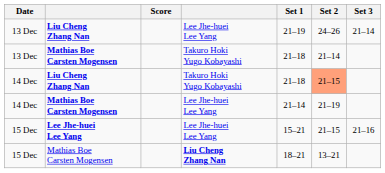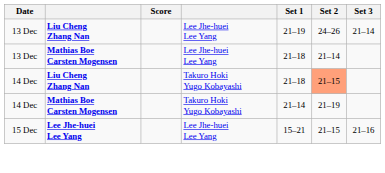(213, 56) Takuro Hoki Yugo Kobayashi -> (206, 56) Lee Jhe-huei Lee Yang
(206, 106) Lee Jhe-huei Lee Yang -> (213, 106) Takuro Hoki Yugo Kobayashi
- row: (25, 156)
